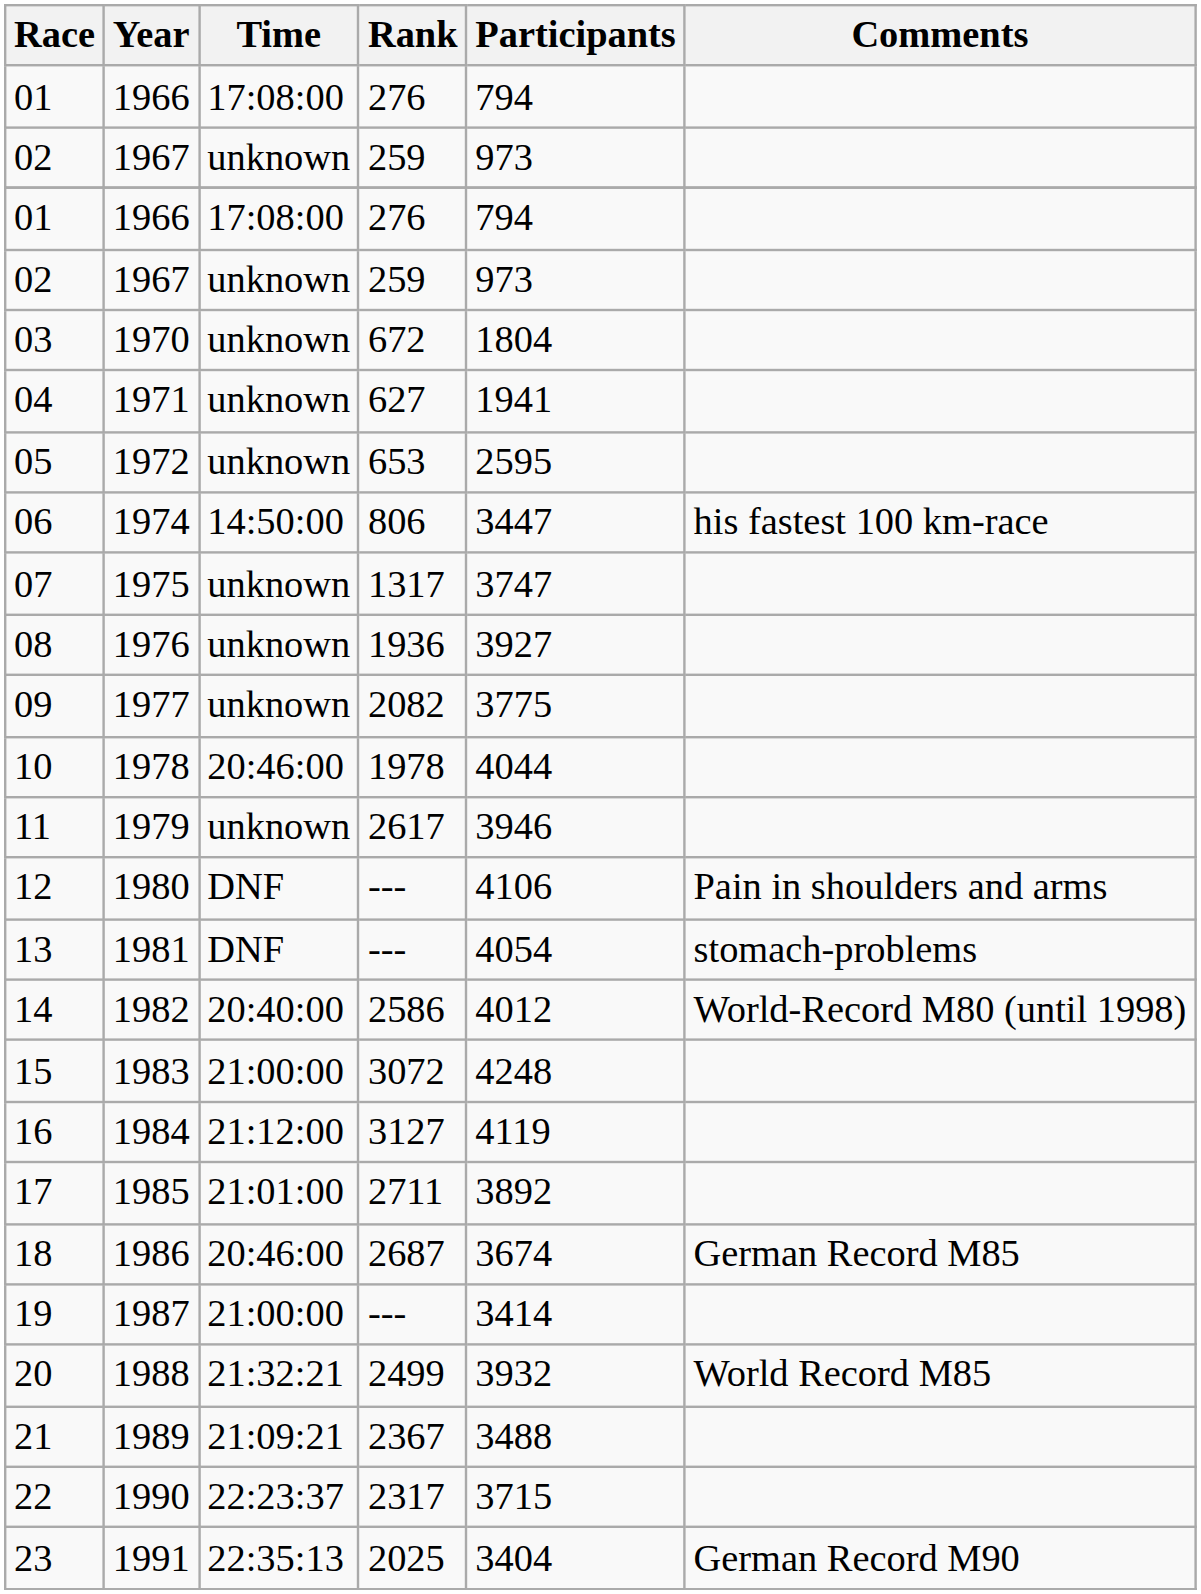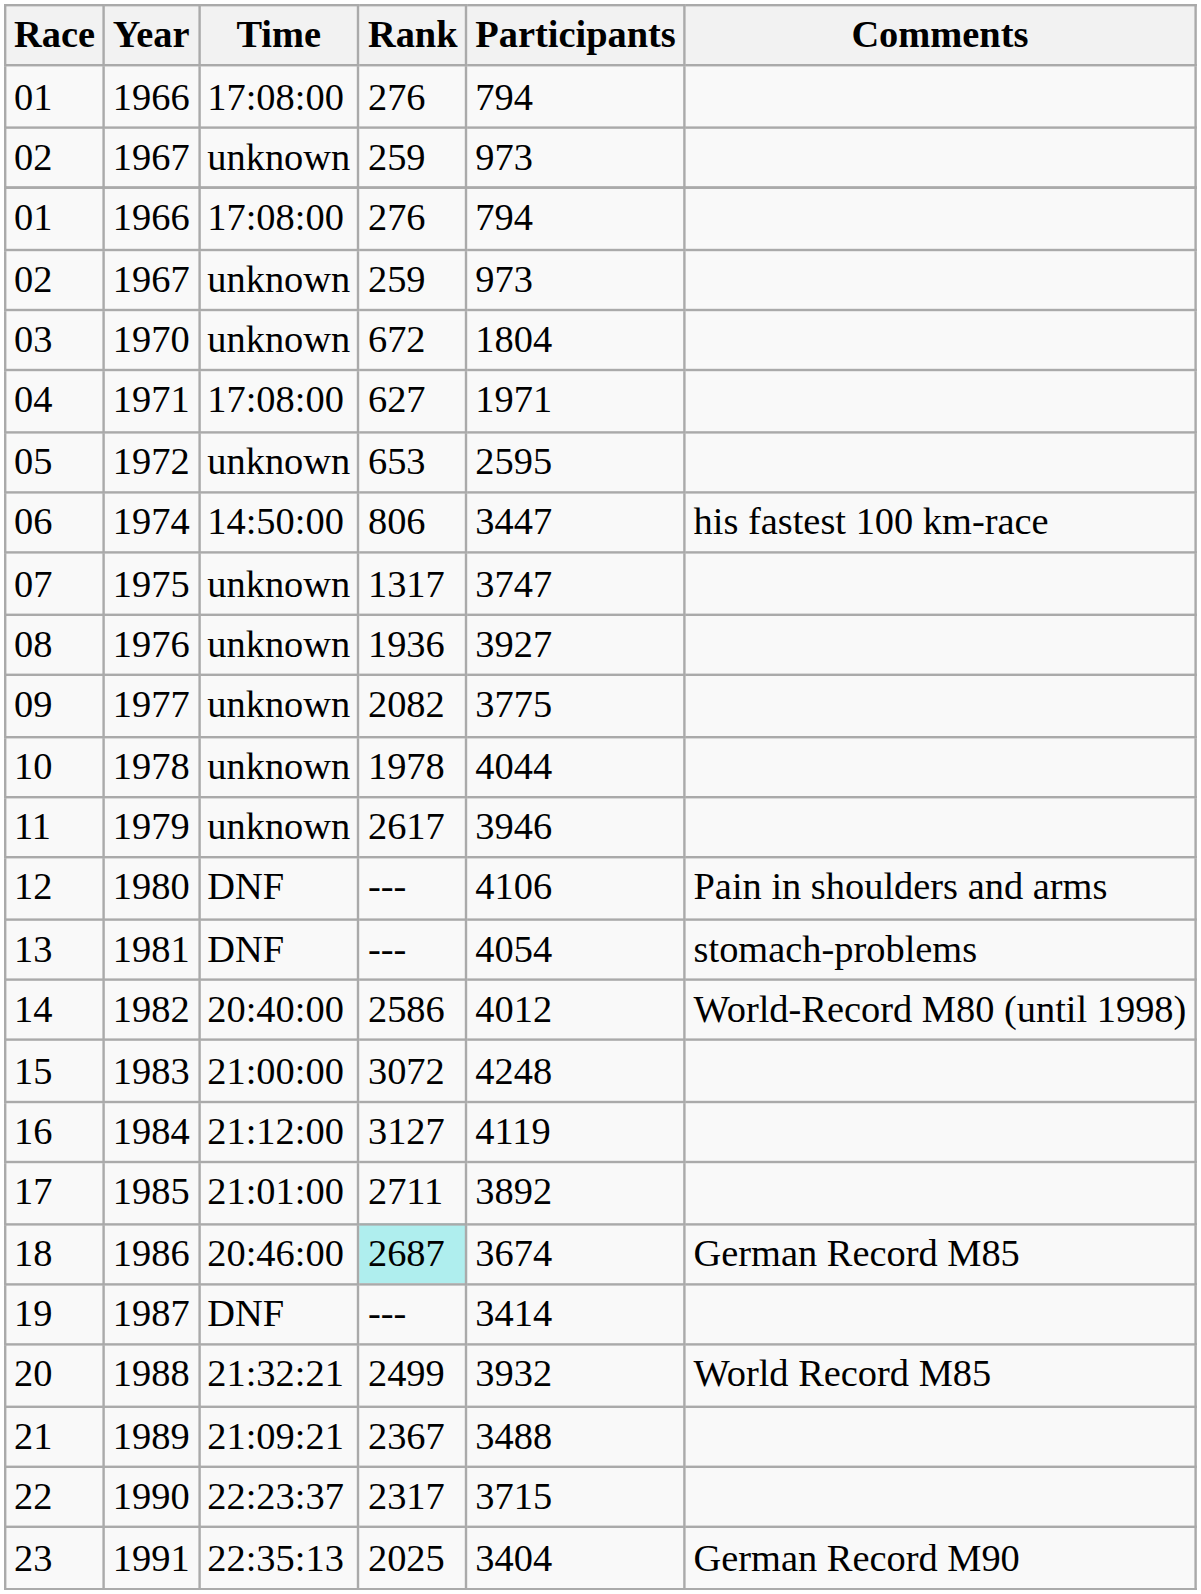(279, 400) unknown -> (276, 400) 17:08:00
(514, 400) 1941 -> (514, 400) 1971
(276, 765) 20:46:00 -> (279, 765) unknown
(406, 1252) no background -> (406, 1252) paleturquoise background
(276, 1313) 21:00:00 -> (246, 1313) DNF
